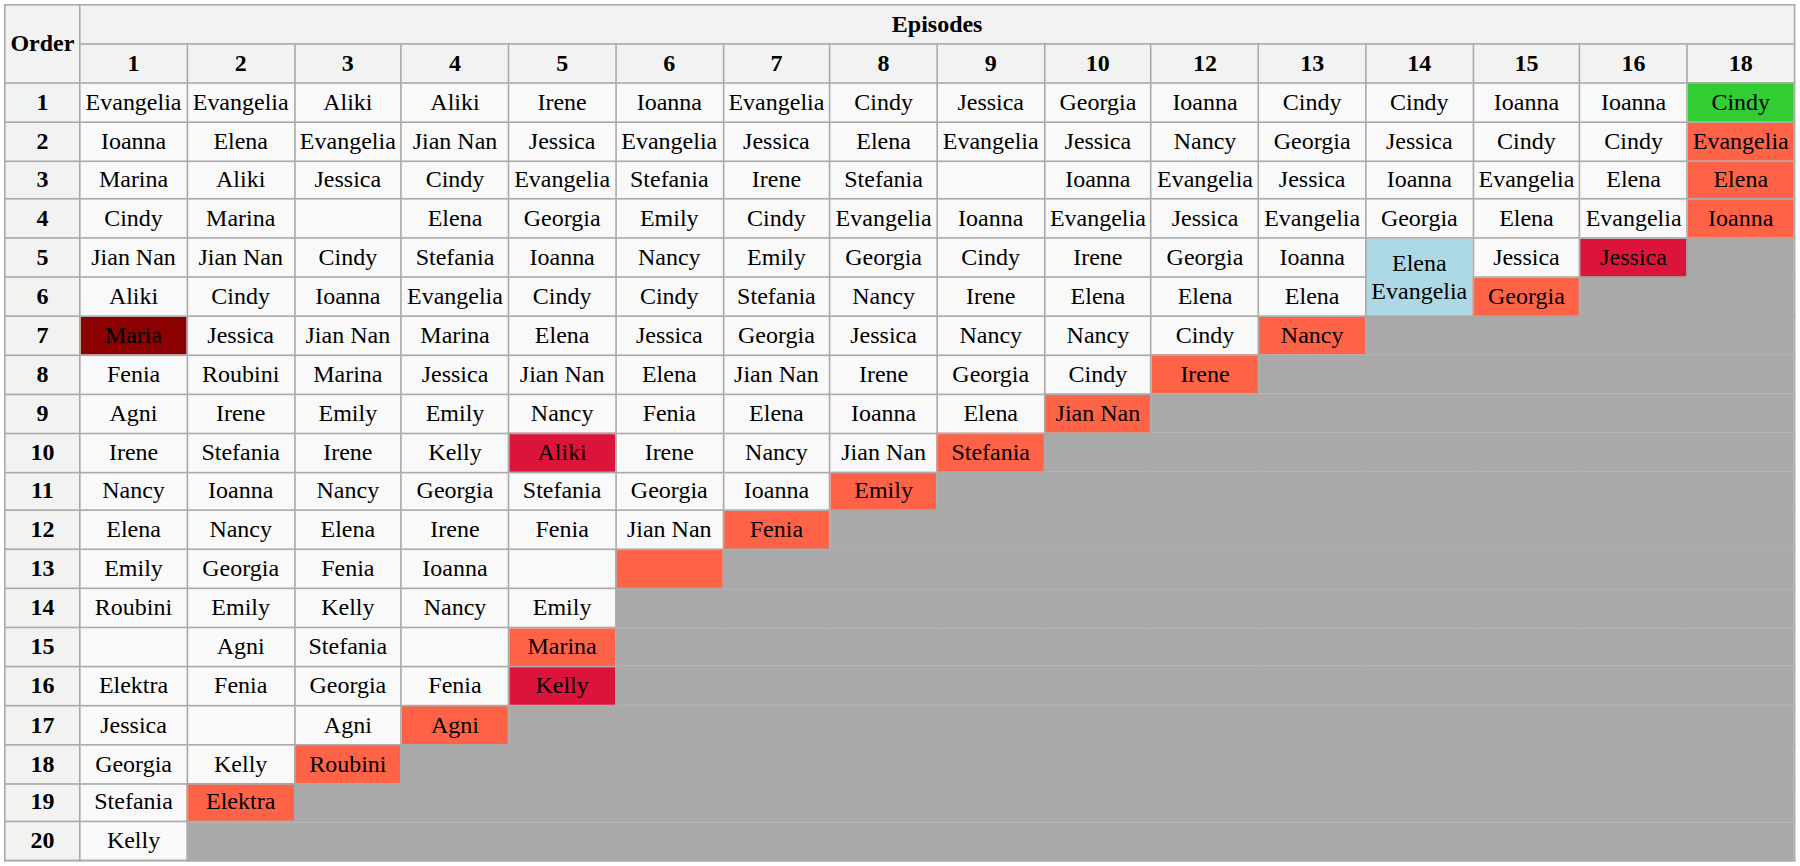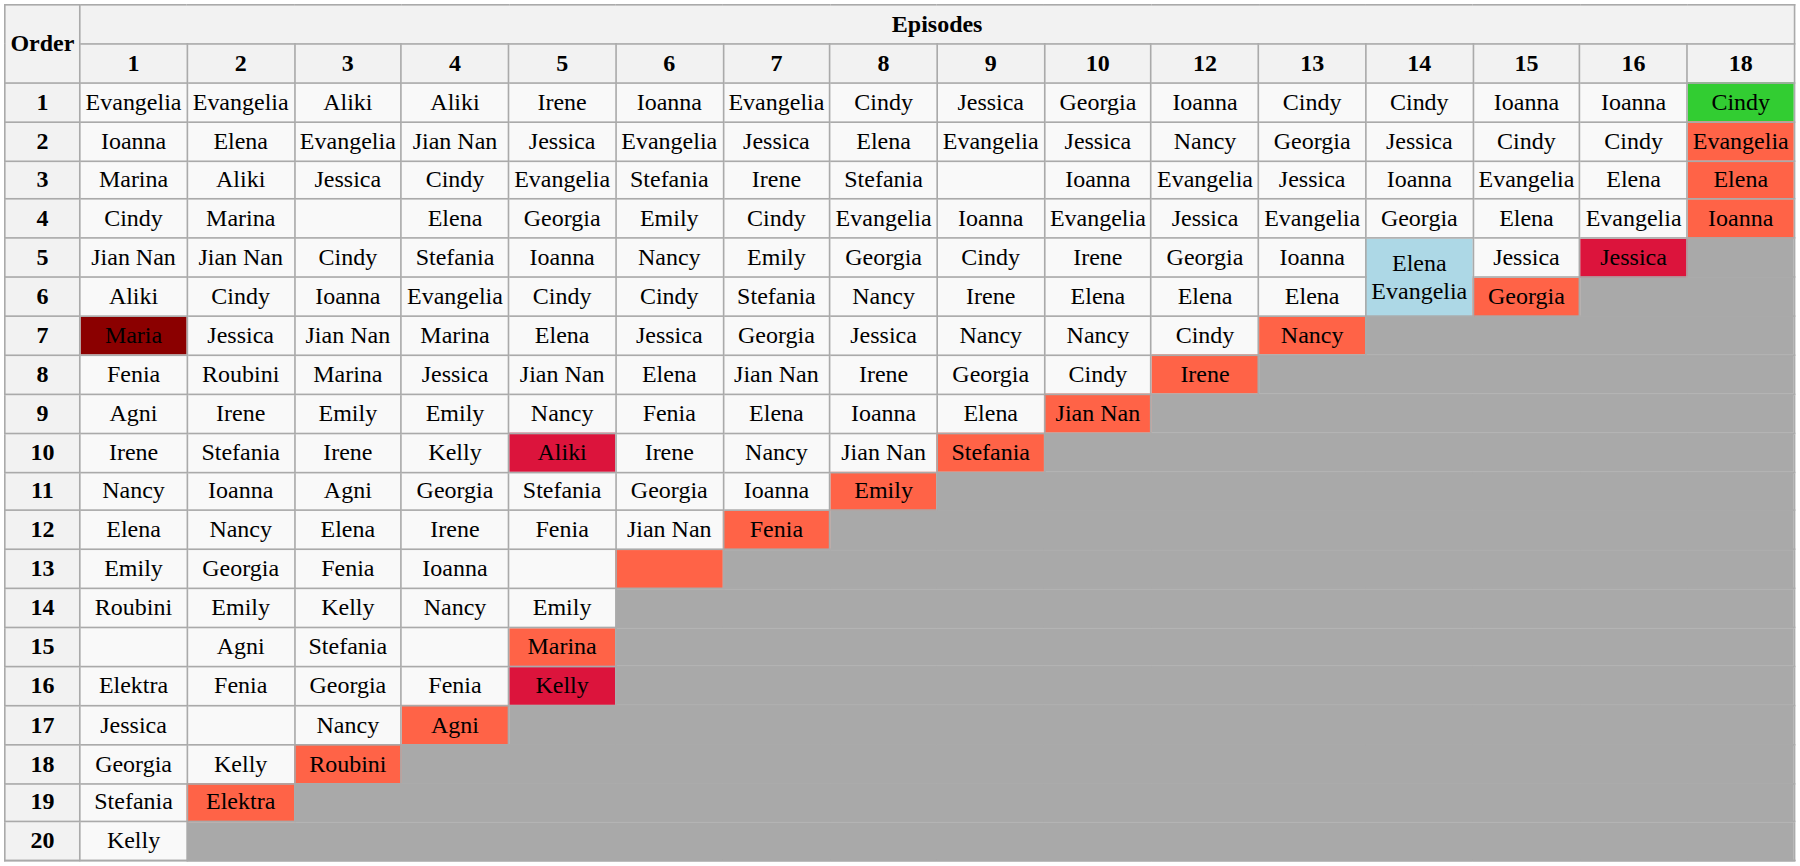(348, 490) Nancy -> (348, 490) Agni
(348, 724) Agni -> (348, 724) Nancy
